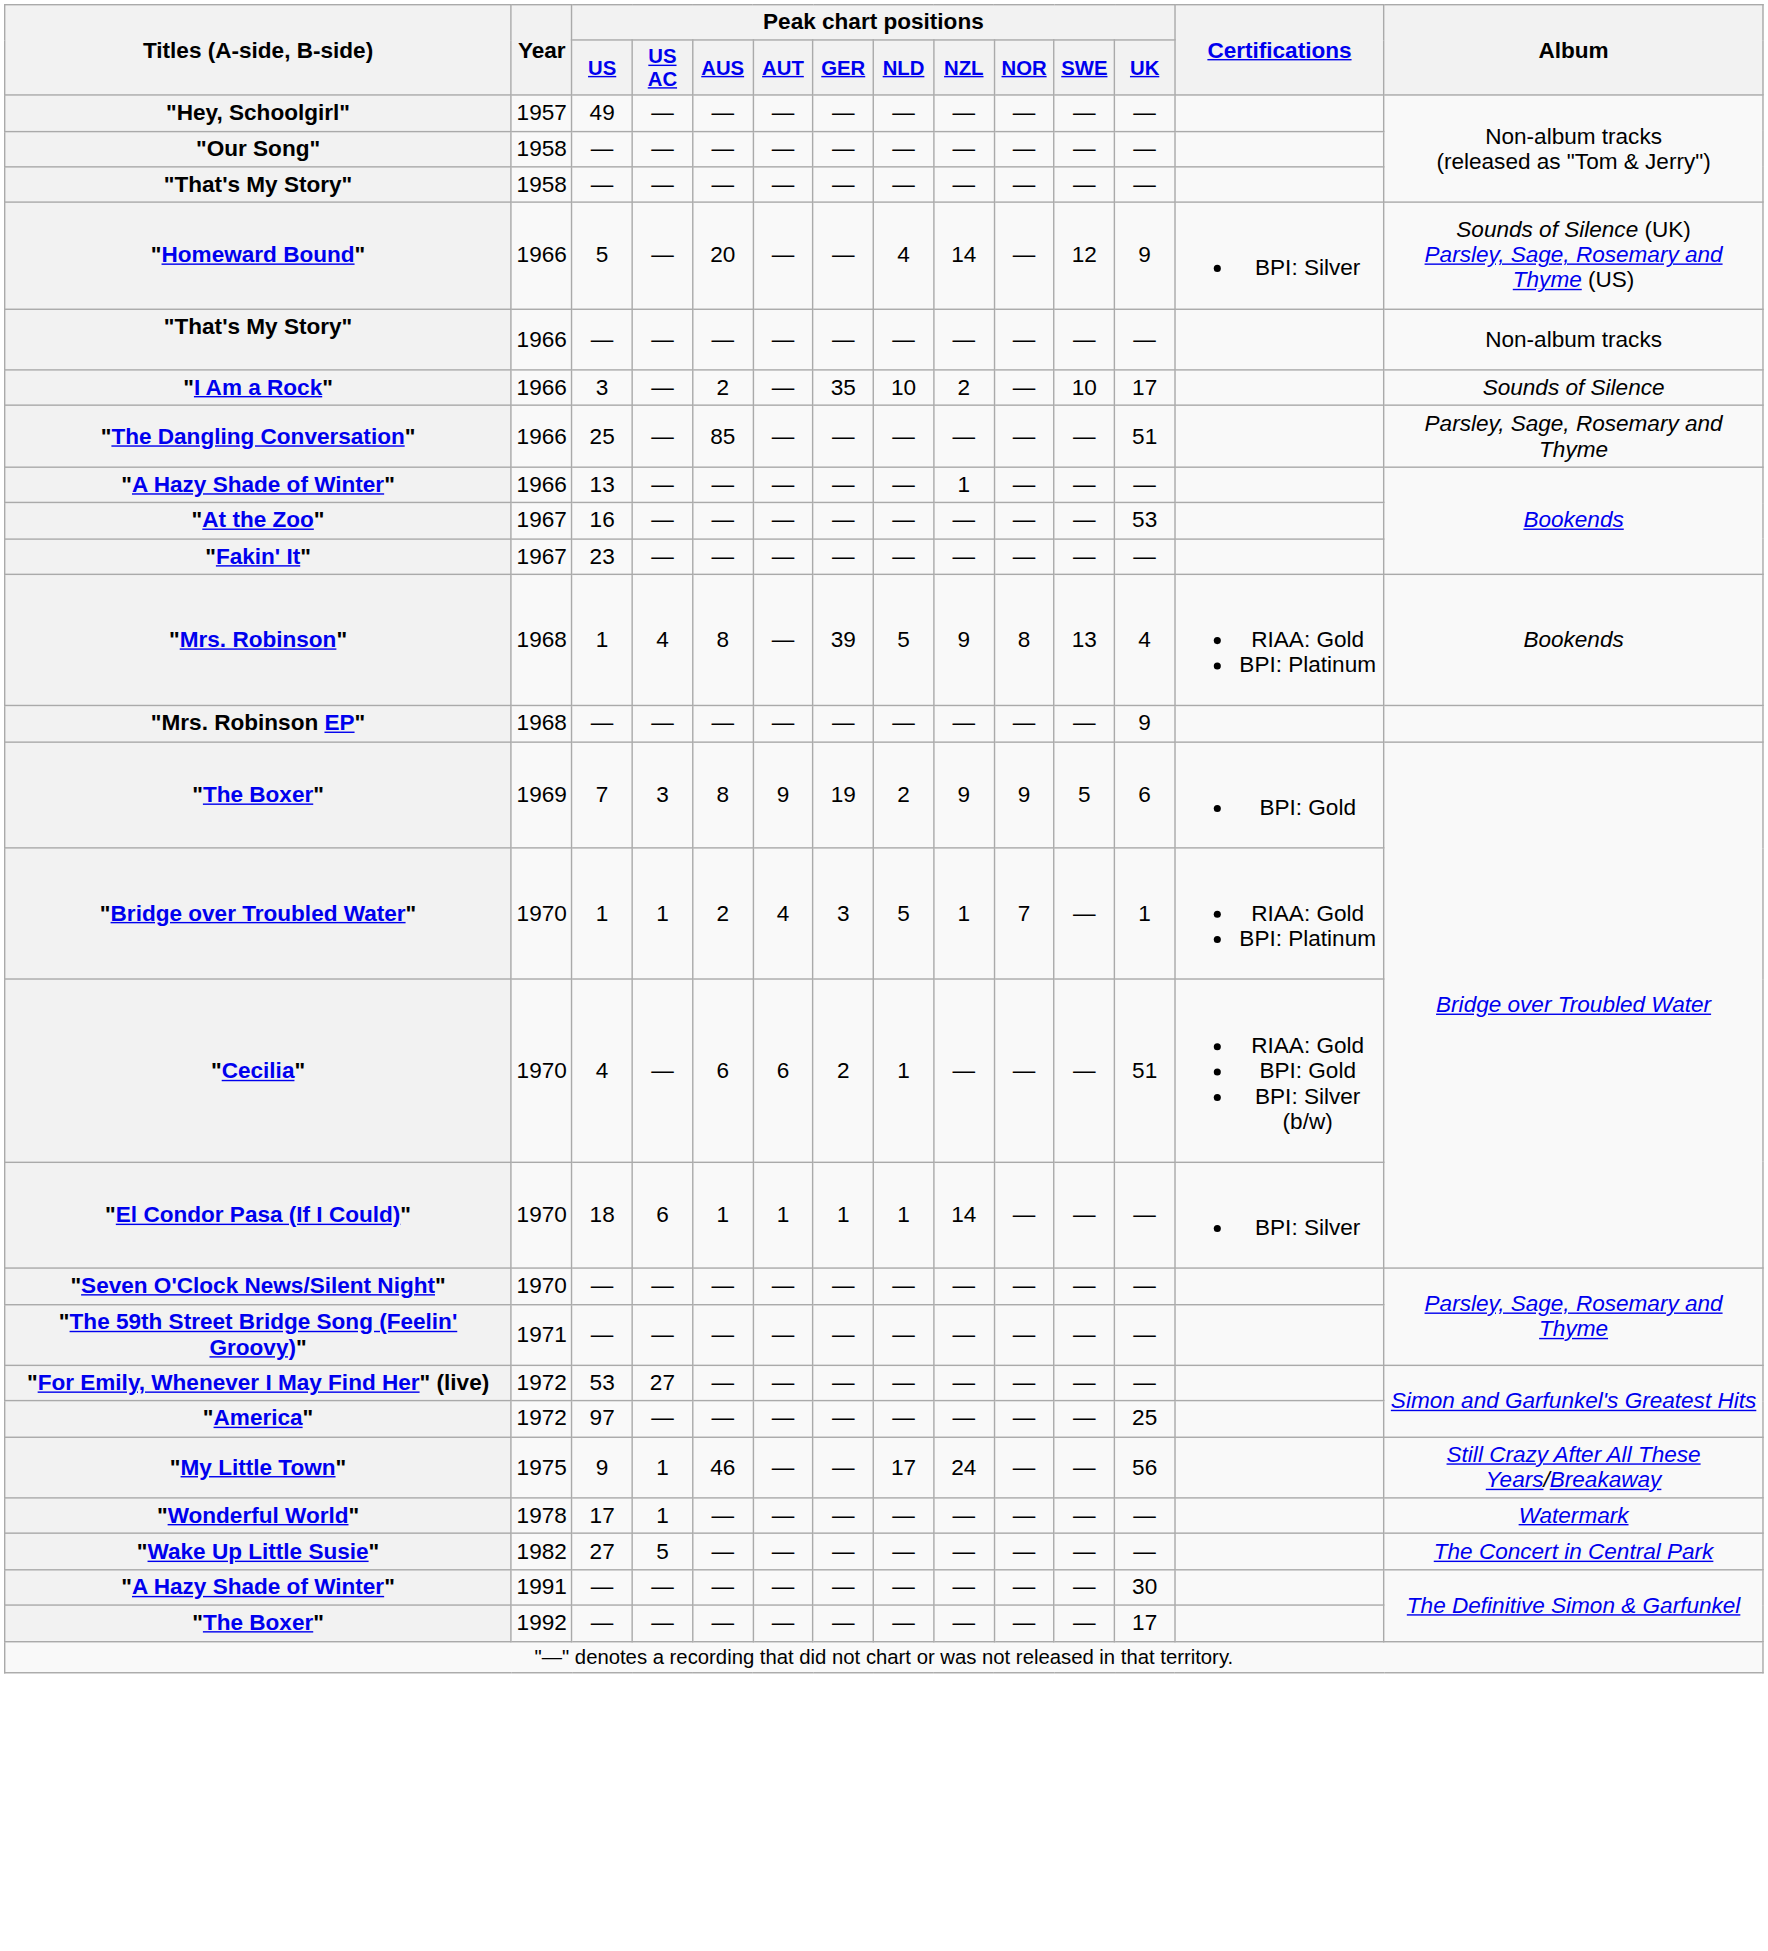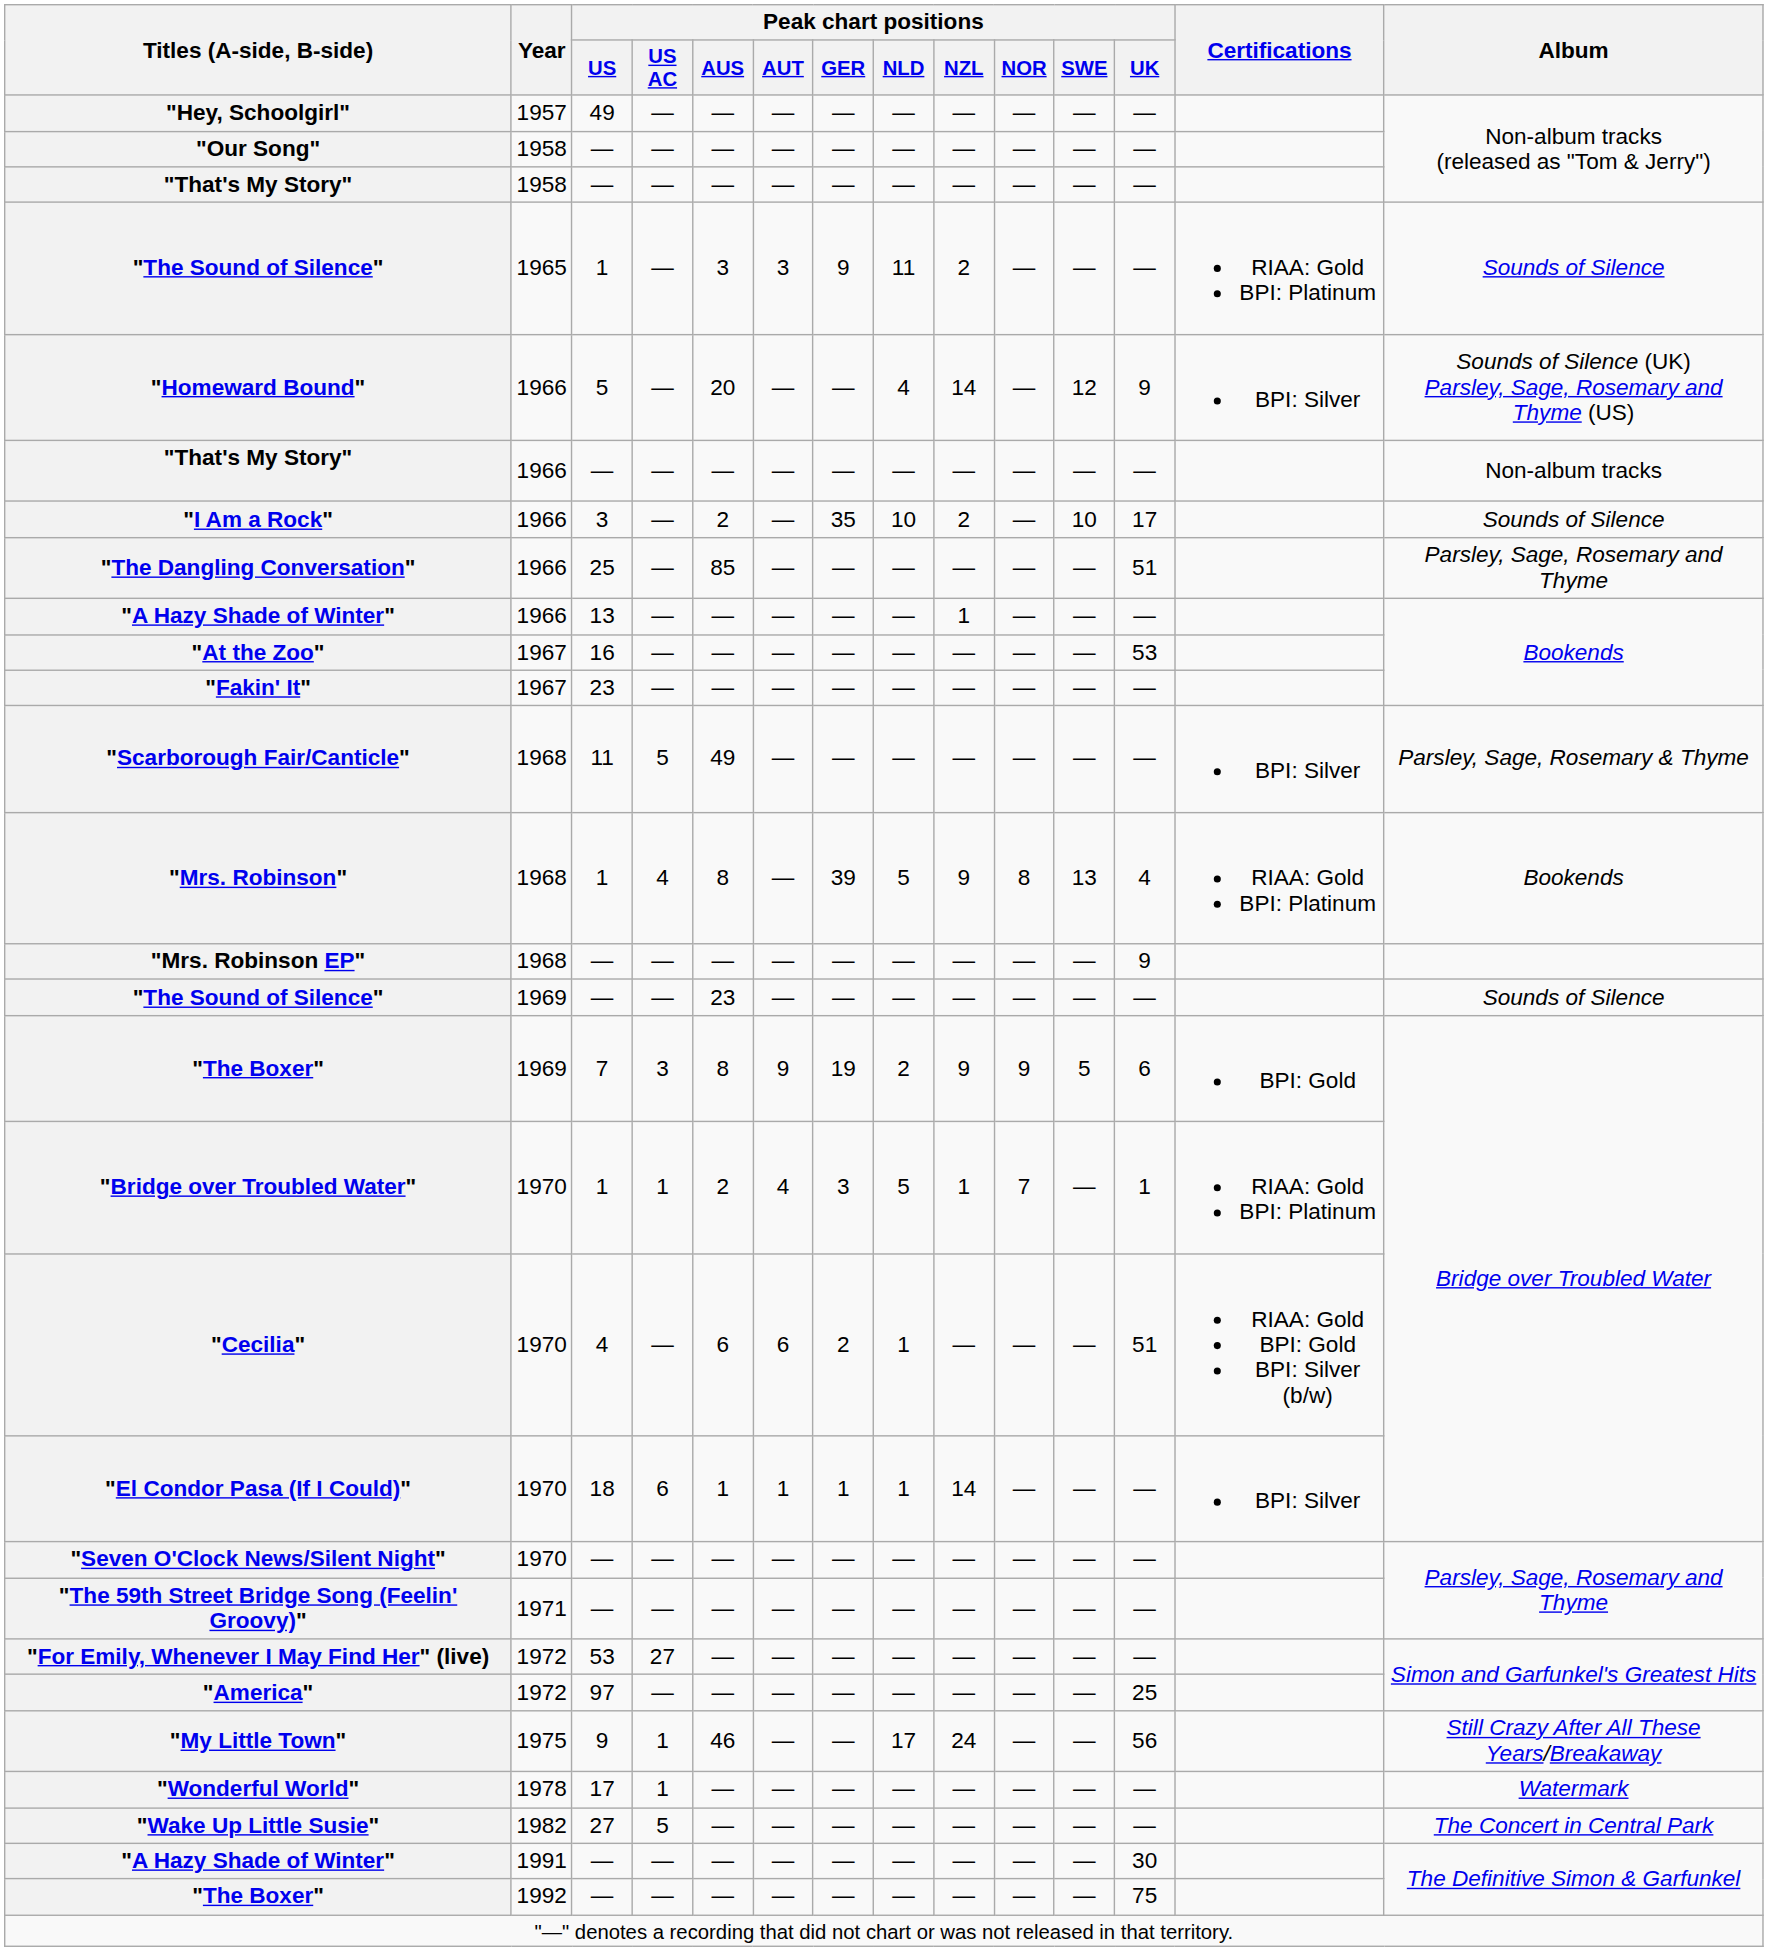+ row: (258, 268)
+ row: (258, 758)
+ row: (258, 997)
(1145, 1622) 17 -> (1145, 1896) 75
